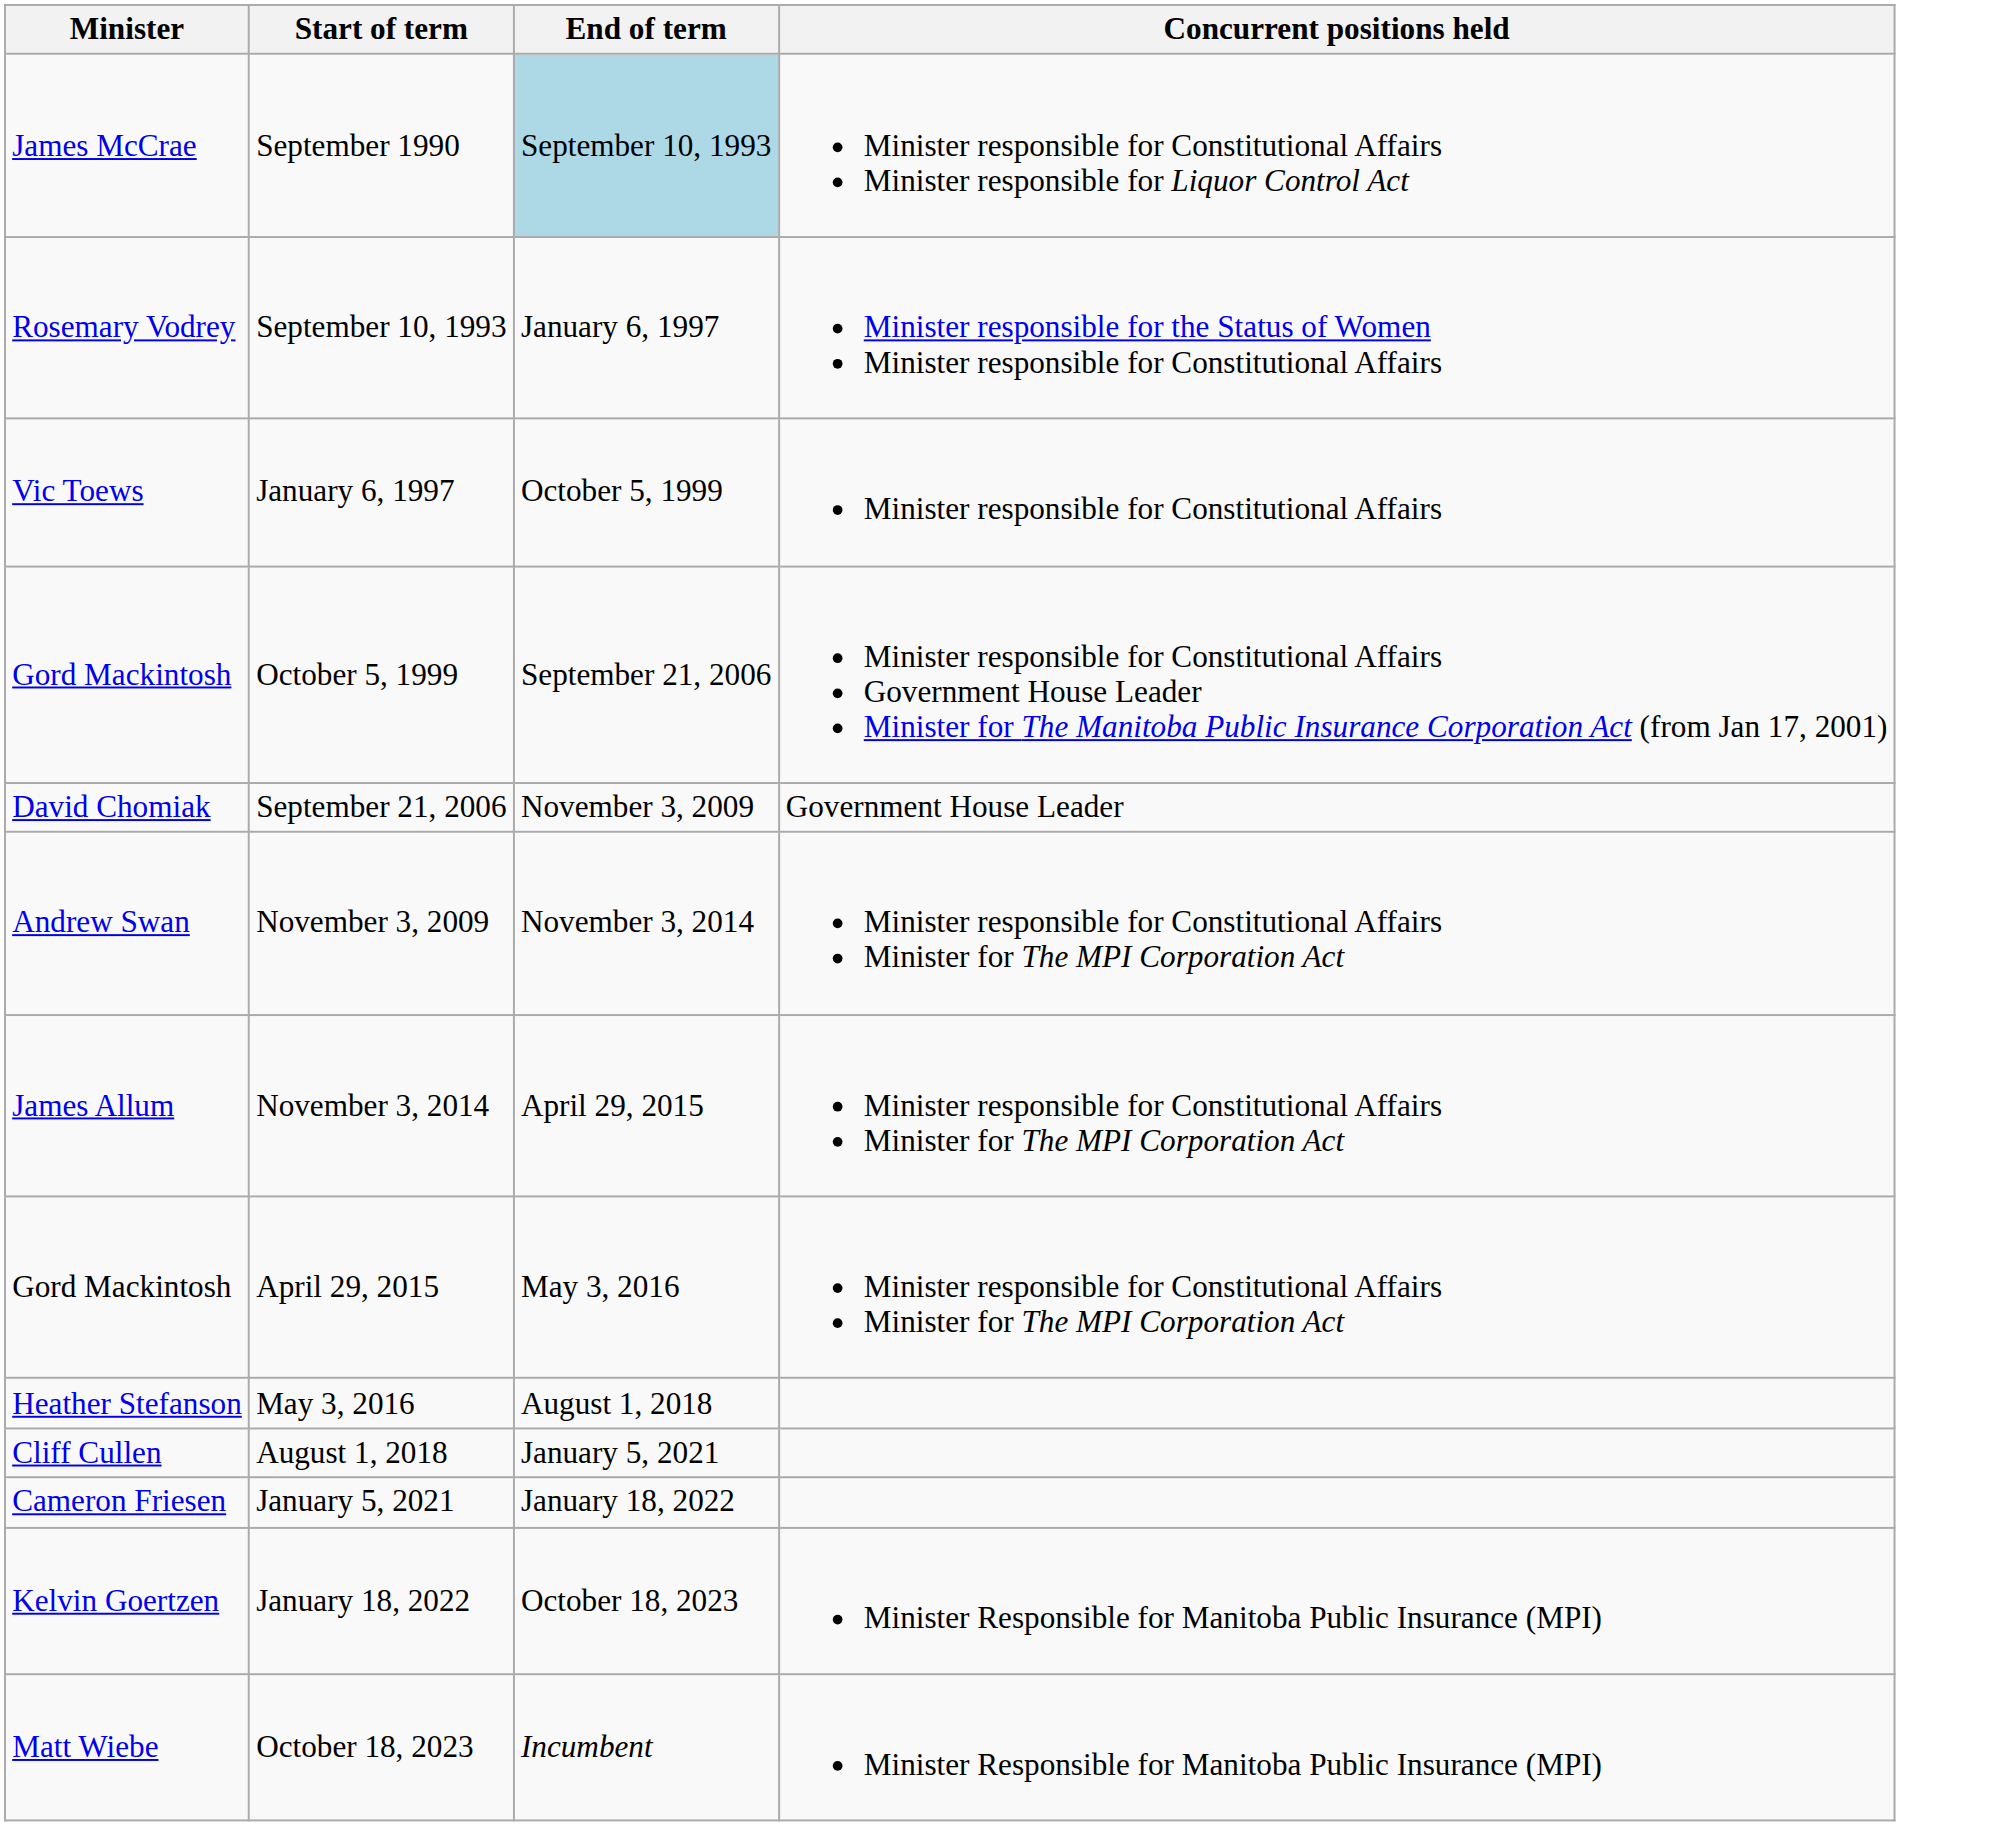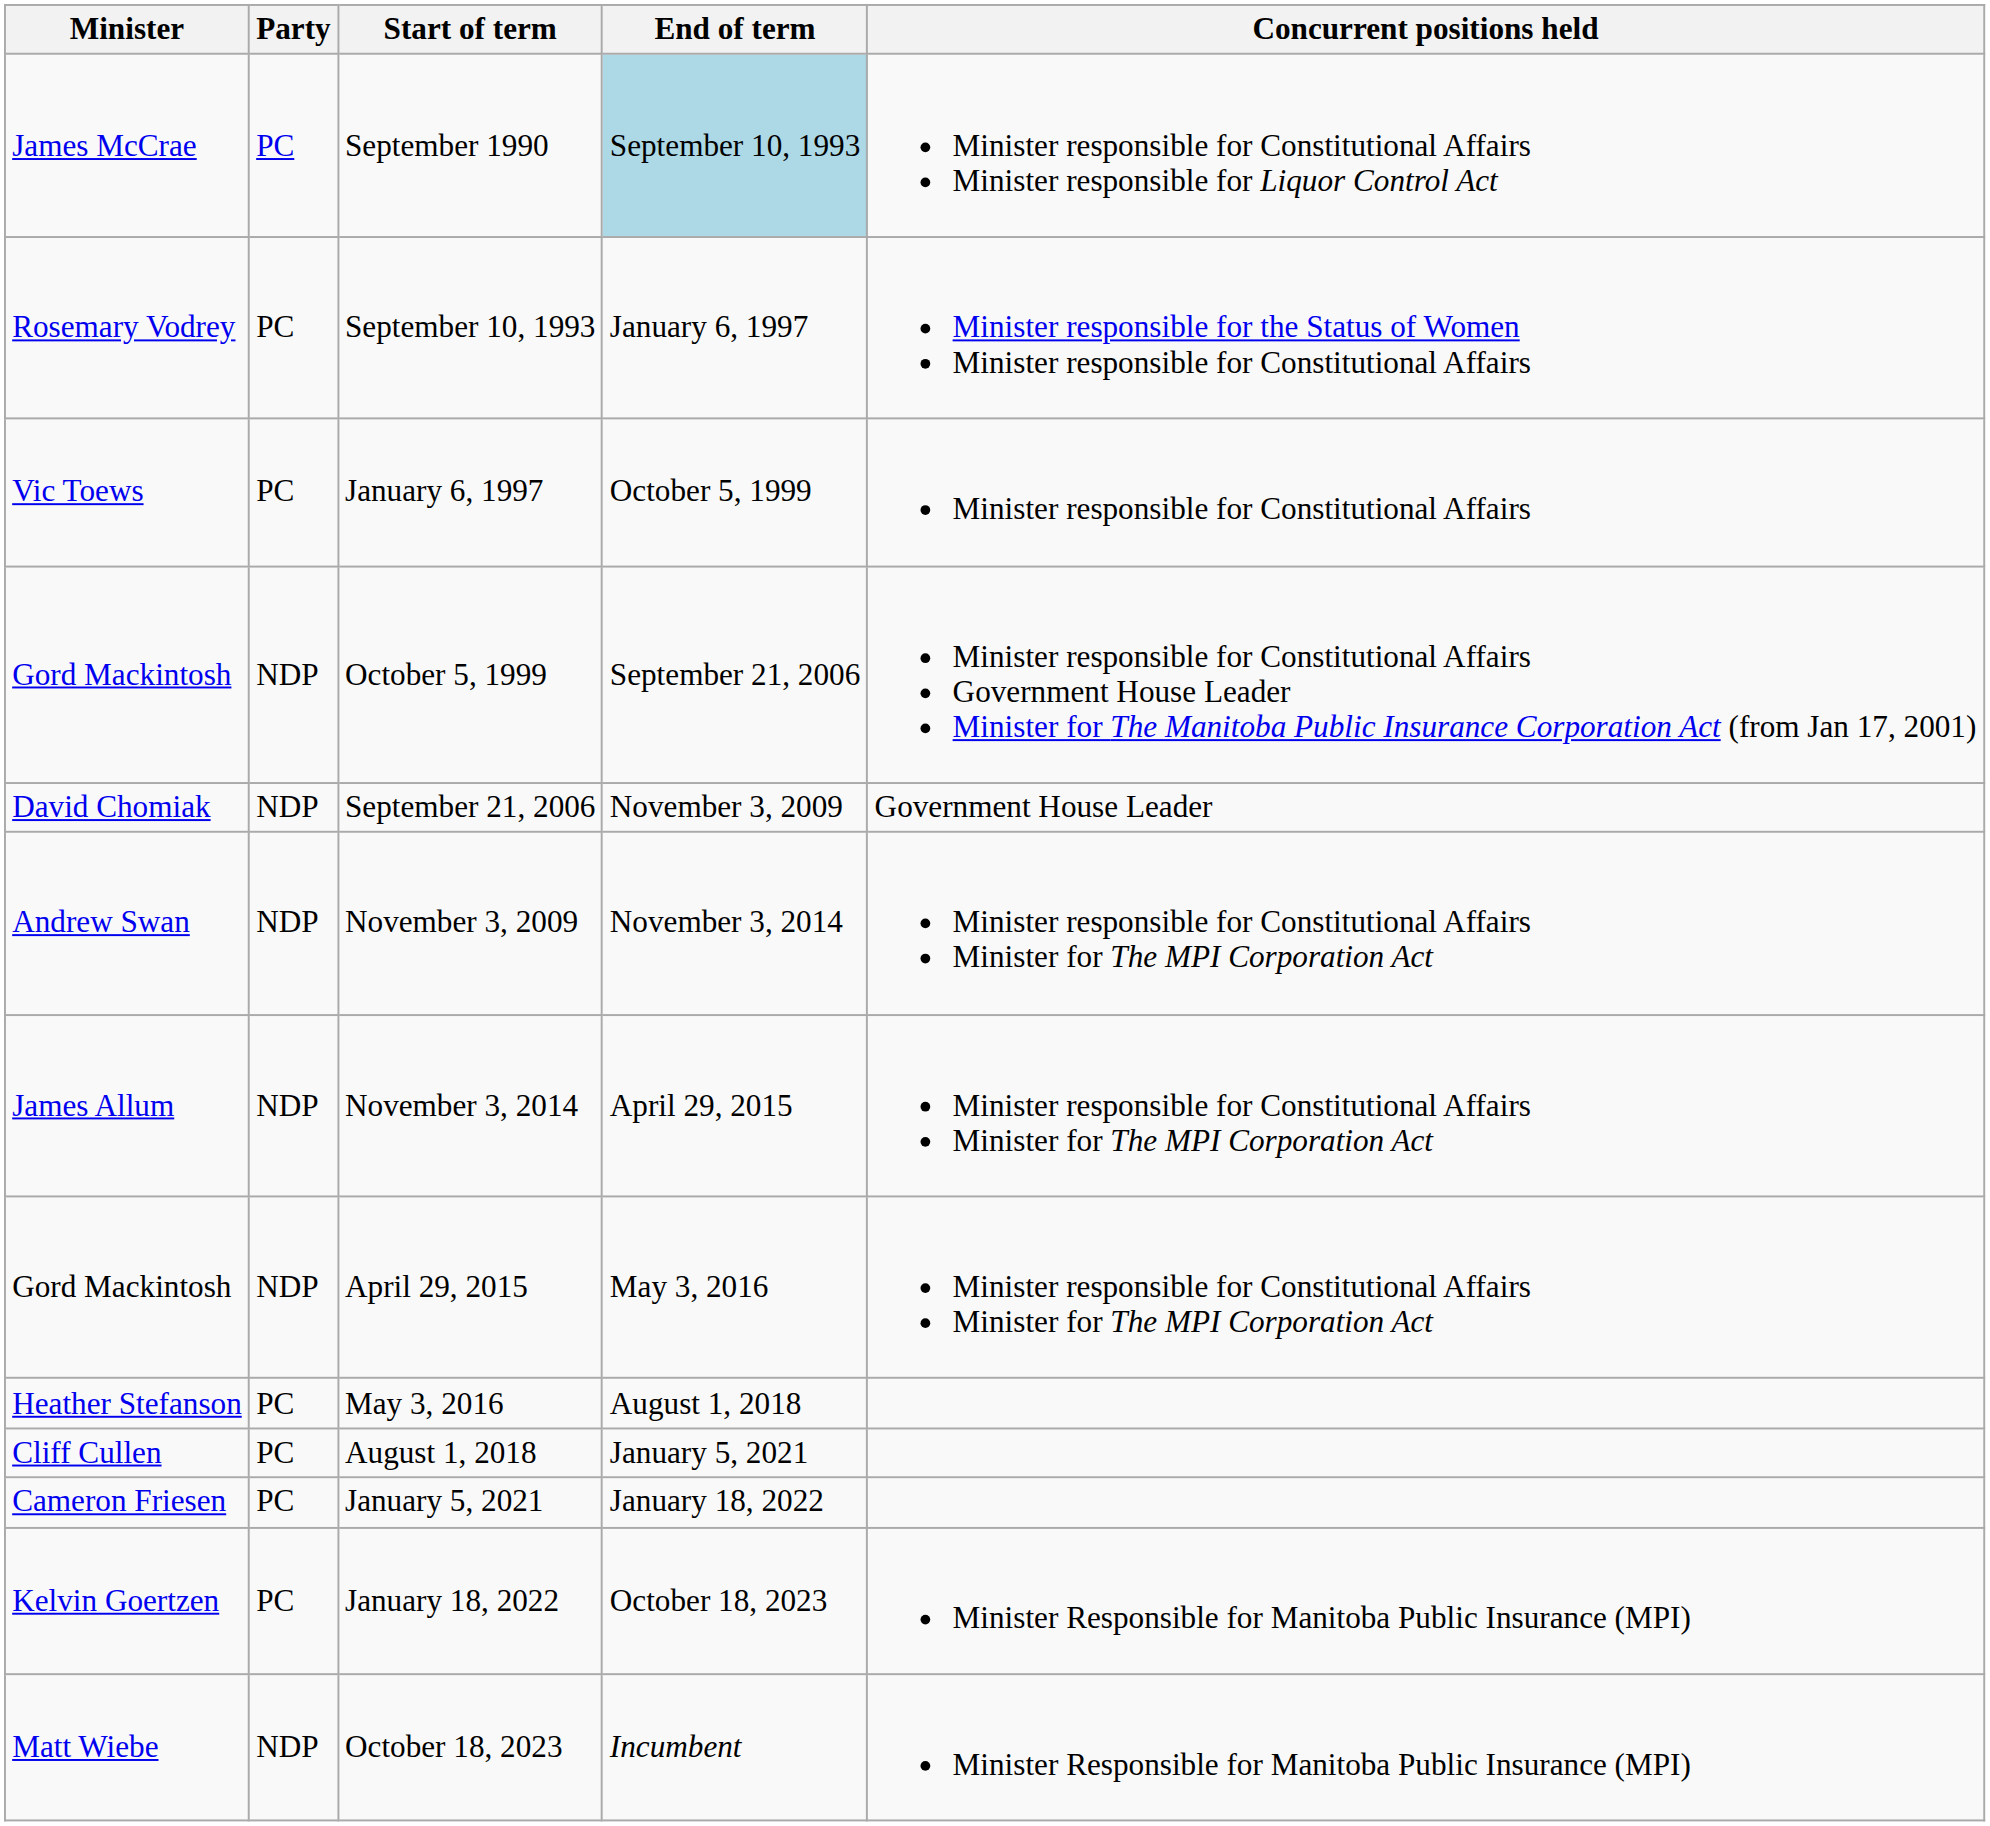+ column: (293, 29)
